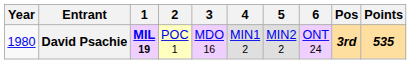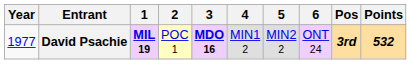(21, 42) 1980 -> (21, 42) 1977
(209, 42) normal -> (209, 42) bold
(384, 42) 535 -> (384, 42) 532
